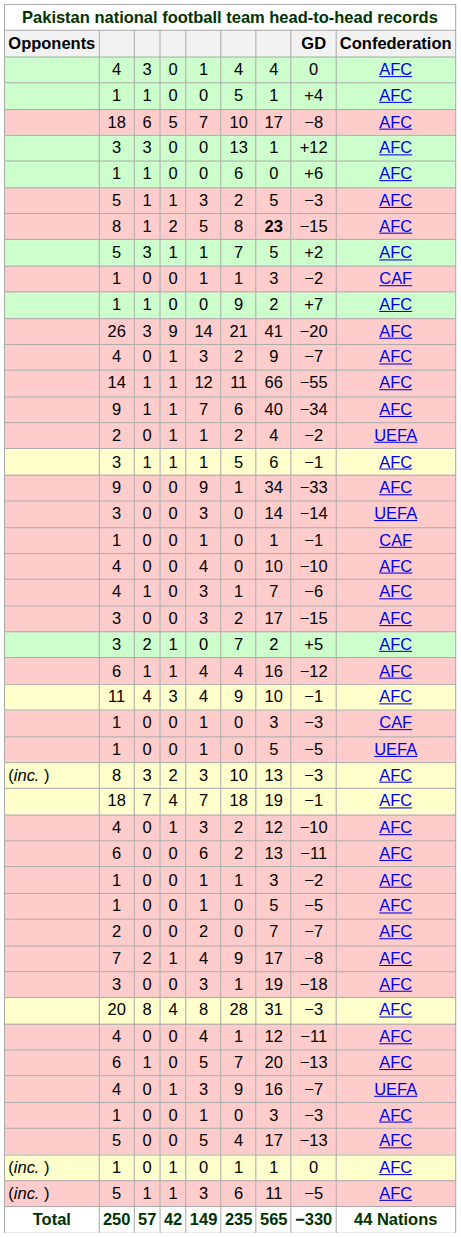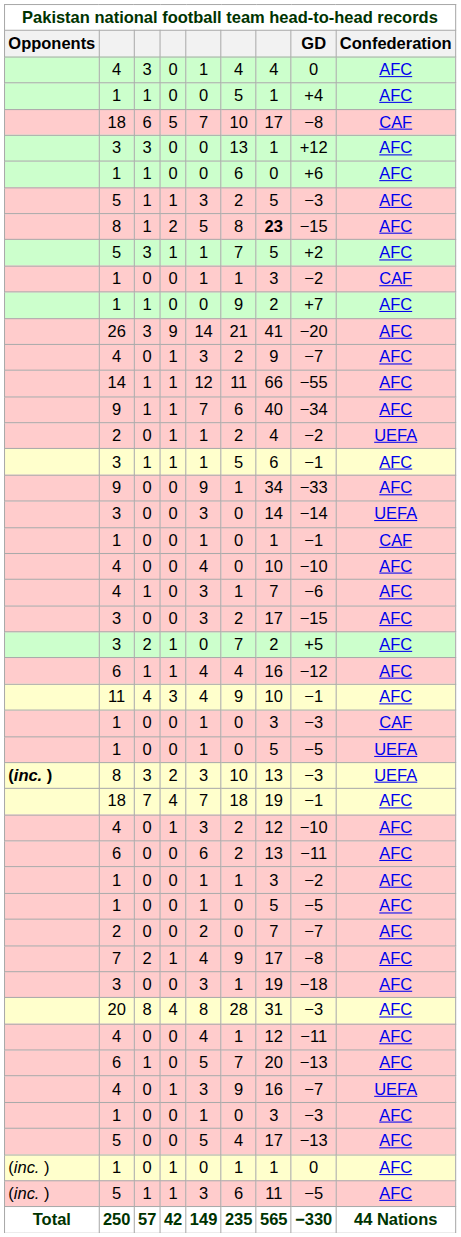(396, 122) AFC -> (396, 122) CAF
(29, 775) normal -> (30, 775) bold
(396, 775) AFC -> (396, 775) UEFA
